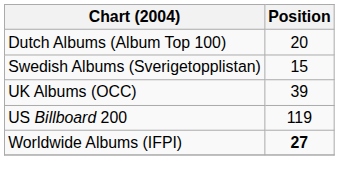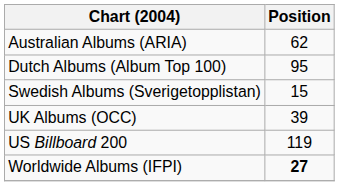+ row: (98, 42)
(299, 42) 20 -> (299, 67) 95
